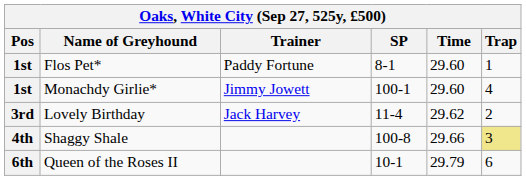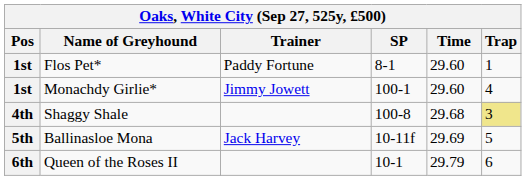- row: (94, 114)
(447, 138) 29.66 -> (447, 114) 29.68
+ row: (98, 138)
